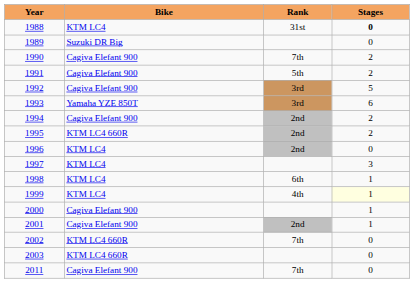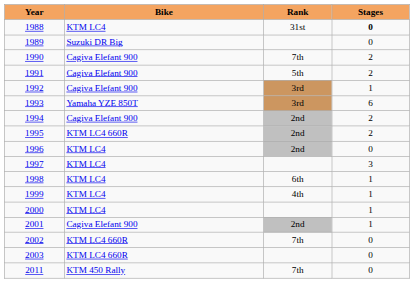(370, 88) 5 -> (370, 88) 1
(370, 194) lightyellow background -> (370, 194) no background
(102, 210) Cagiva Elefant 900 -> (86, 210) KTM LC4
(102, 270) Cagiva Elefant 900 -> (96, 270) KTM 450 Rally
